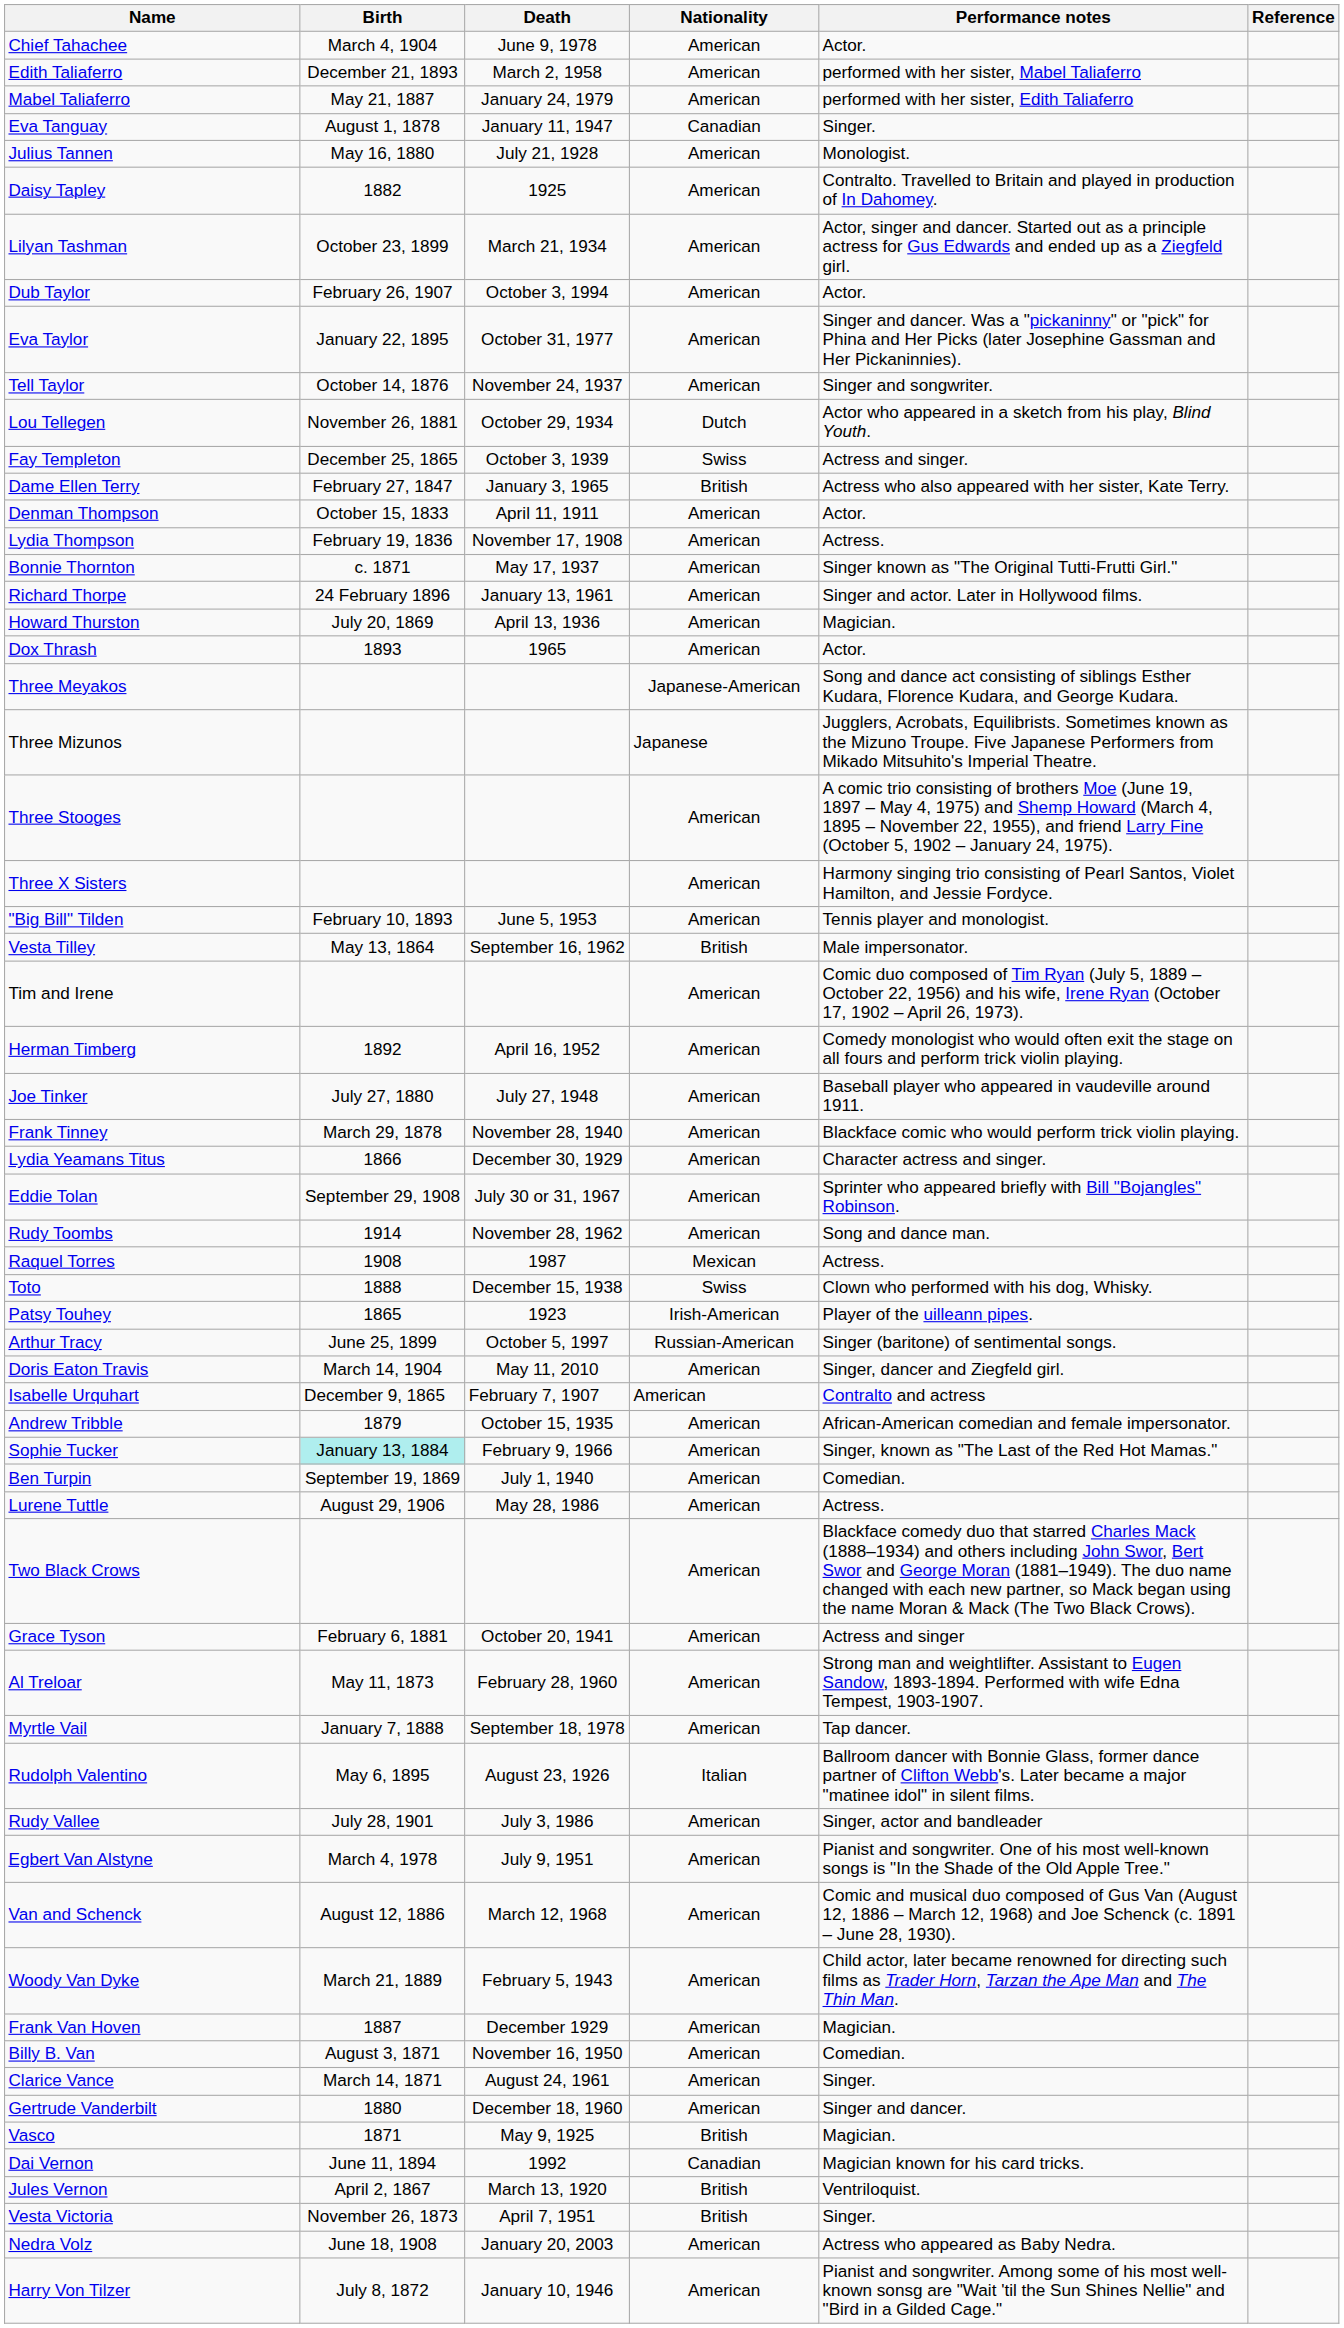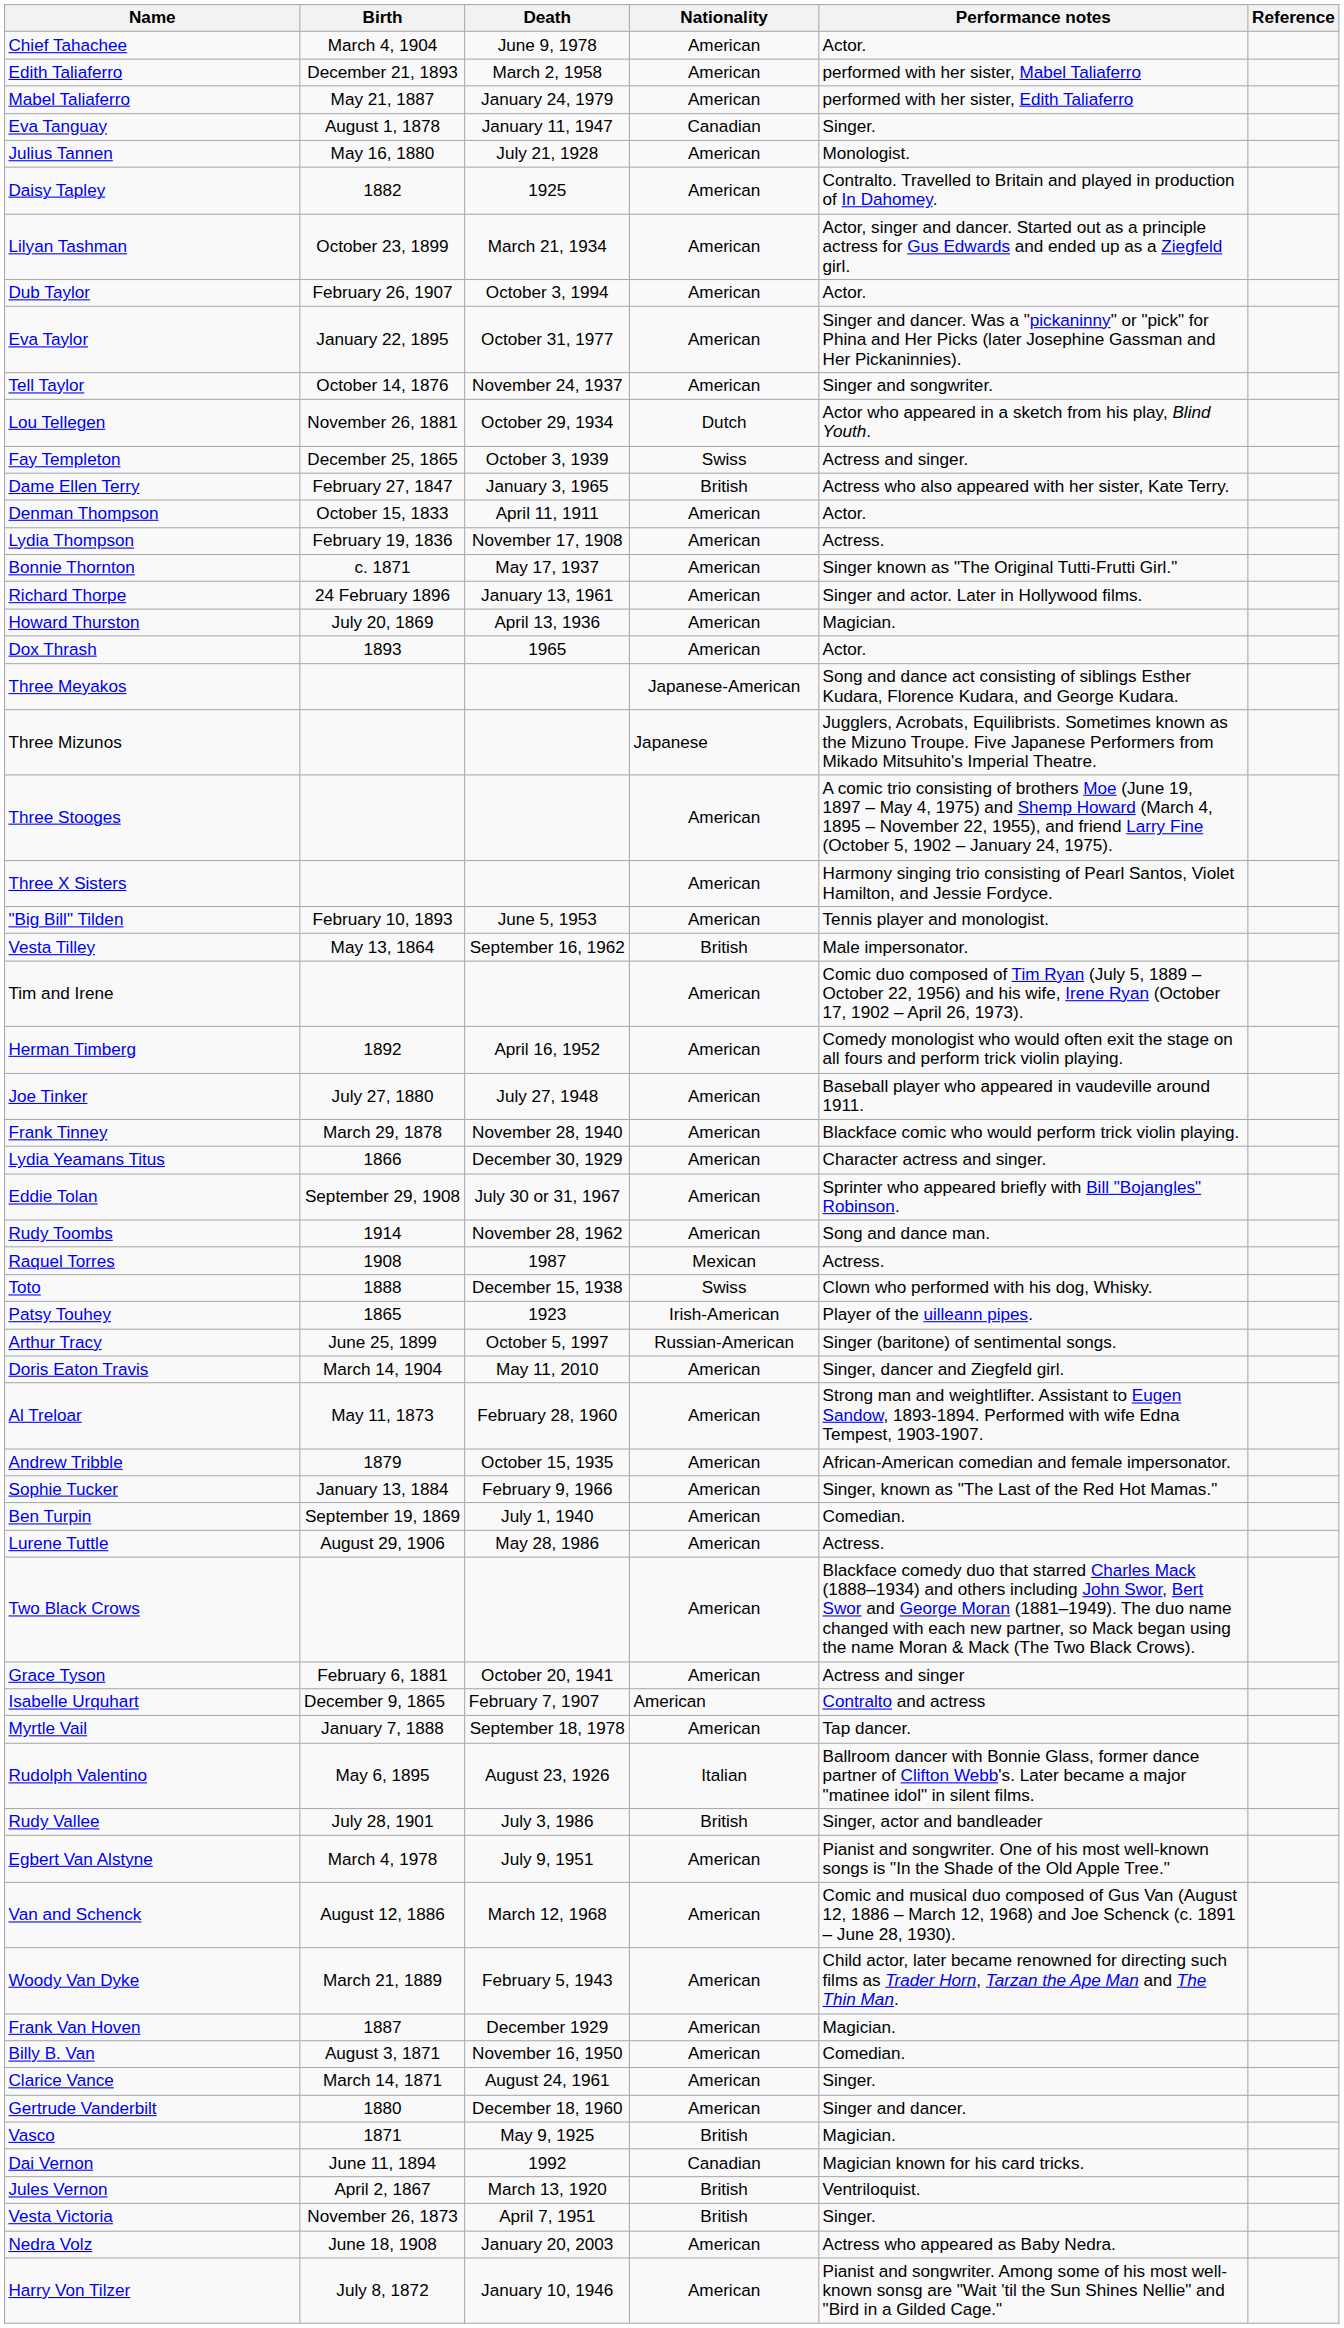rows swapped: (45, 1682) <-> (74, 1396)
(382, 1450) paleturquoise background -> (382, 1489) no background
(724, 1822) American -> (724, 1822) British
